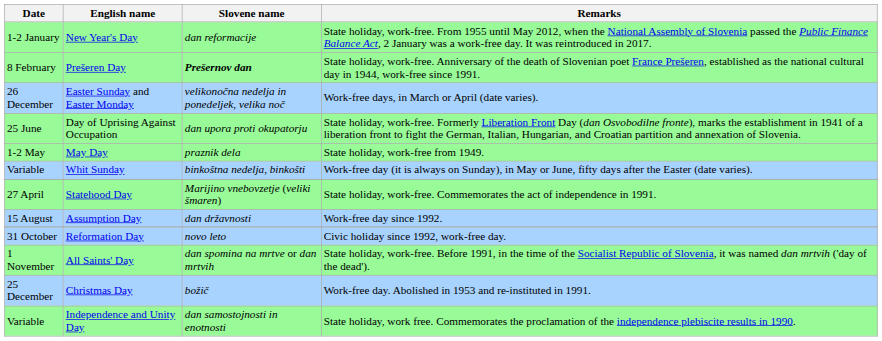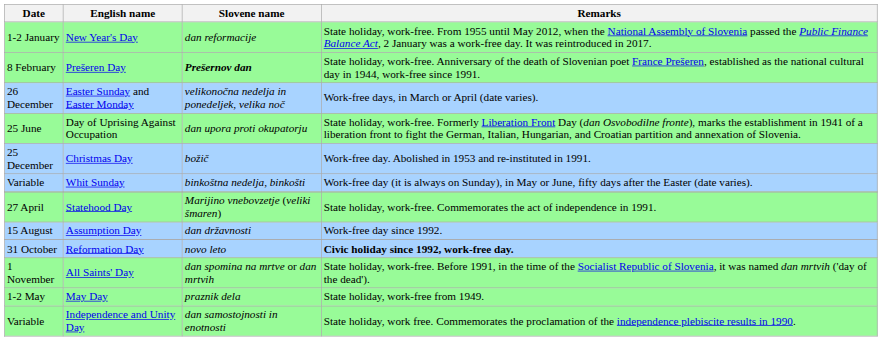rows swapped: (87, 152) <-> (99, 290)
(415, 236) normal -> (419, 248) bold
